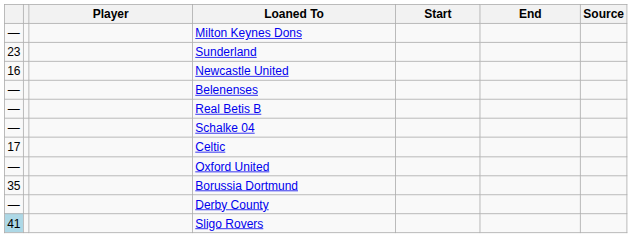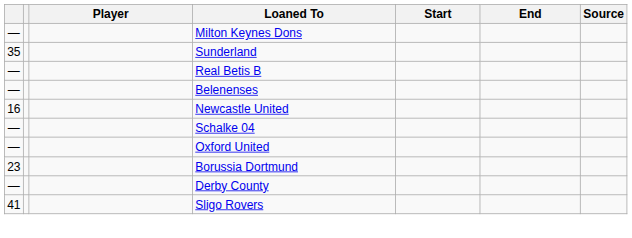(14, 52) 23 -> (14, 52) 35
rows swapped: (228, 109) <-> (242, 71)
- row: (210, 147)
(14, 185) 35 -> (14, 166) 23
(14, 223) lightblue background -> (14, 204) no background
